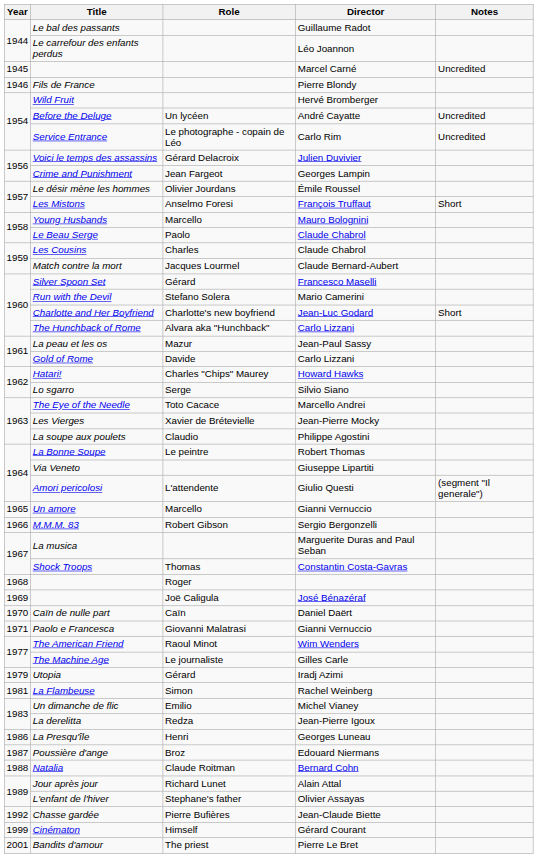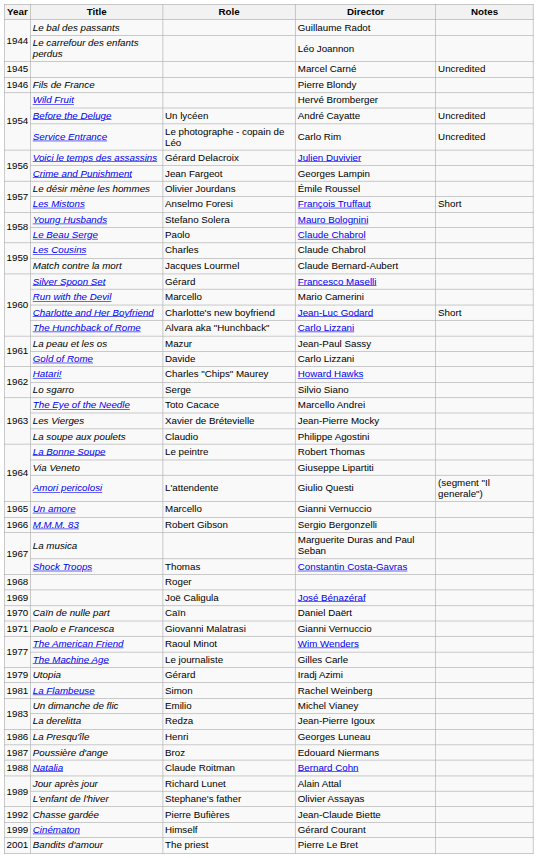(183, 219) Marcello -> (197, 219) Stefano Solera
(197, 297) Stefano Solera -> (183, 297) Marcello
